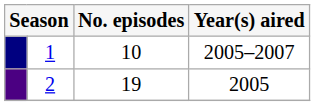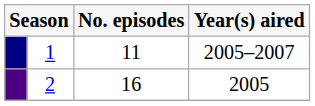(131, 52) 10 -> (131, 52) 11
(131, 84) 19 -> (131, 84) 16
